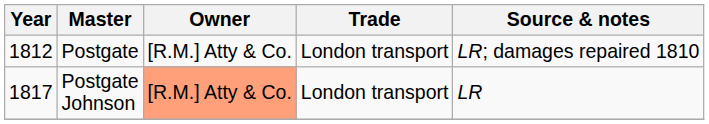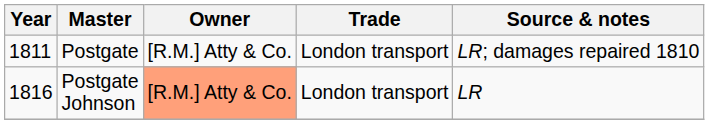(31, 50) 1812 -> (30, 50) 1811
(31, 92) 1817 -> (31, 92) 1816
